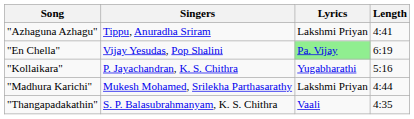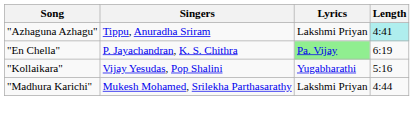(383, 32) no background -> (382, 32) paleturquoise background
(163, 50) Vijay Yesudas, Pop Shalini -> (170, 50) P. Jayachandran, K. S. Chithra
(170, 68) P. Jayachandran, K. S. Chithra -> (163, 68) Vijay Yesudas, Pop Shalini
- row: (52, 105)
